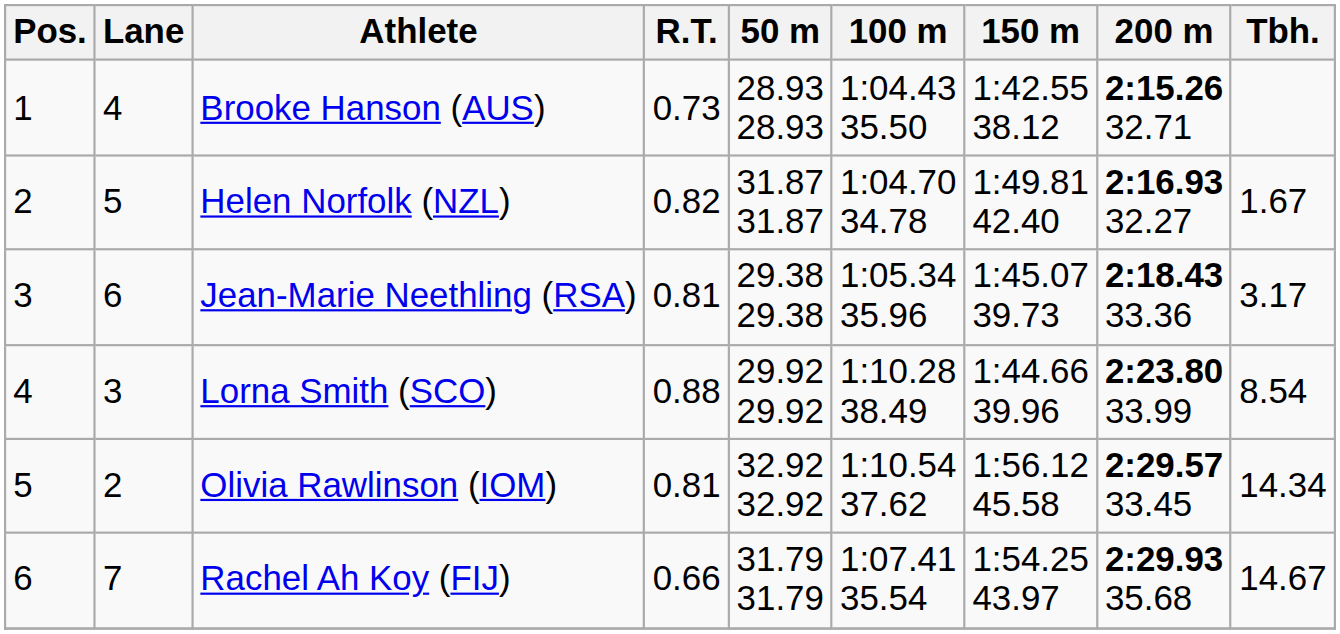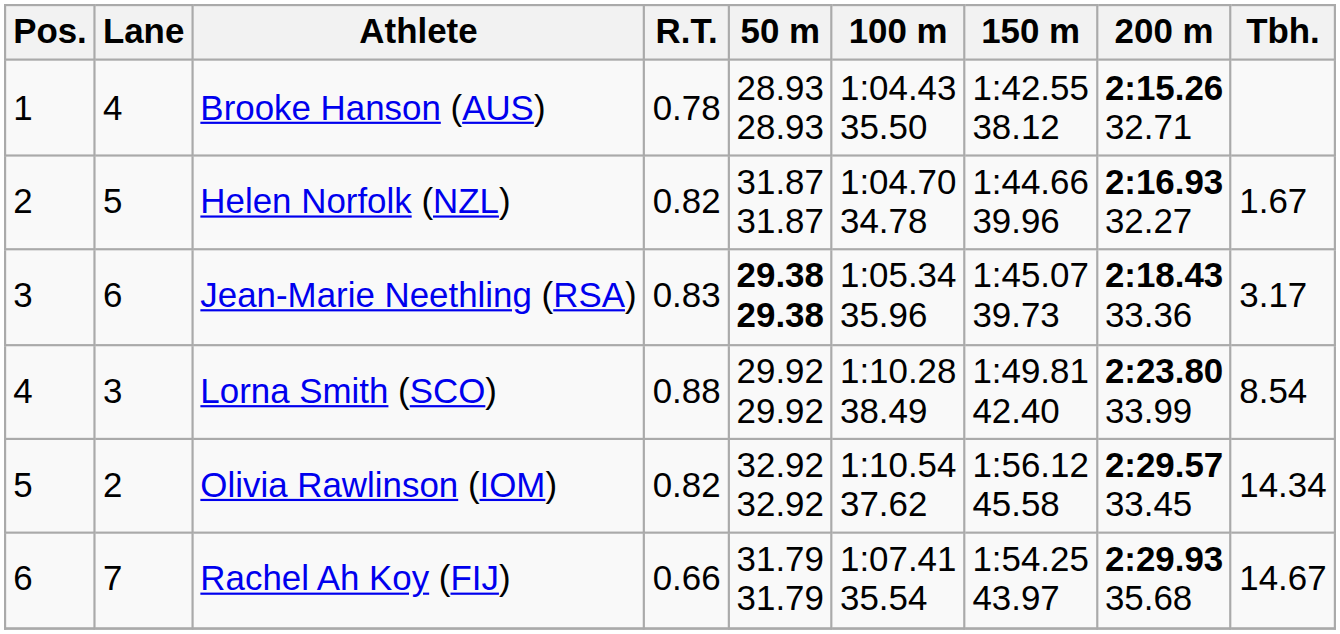(687, 107) 0.73 -> (687, 107) 0.78
(1031, 201) 1:49.81 42.40 -> (1031, 201) 1:44.66 39.96
(687, 296) 0.81 -> (687, 296) 0.83
(780, 296) normal -> (780, 296) bold
(1031, 390) 1:44.66 39.96 -> (1031, 390) 1:49.81 42.40
(687, 485) 0.81 -> (687, 485) 0.82
